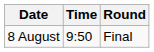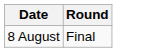- column: (82, 15)
